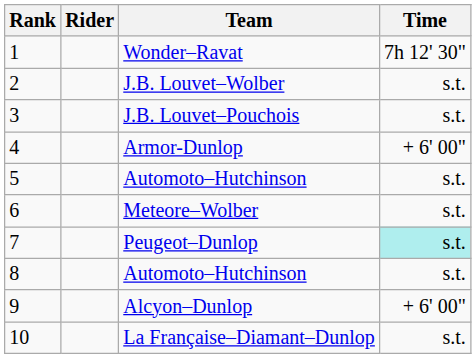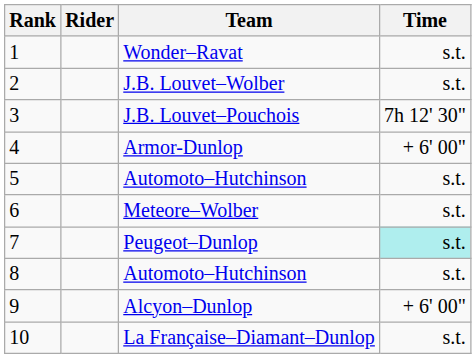(425, 52) 7h 12' 30" -> (454, 52) s.t.
(454, 115) s.t. -> (425, 115) 7h 12' 30"
